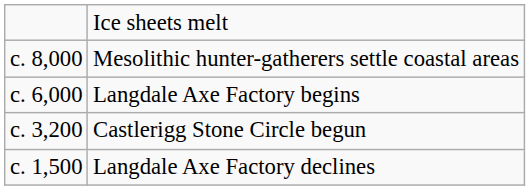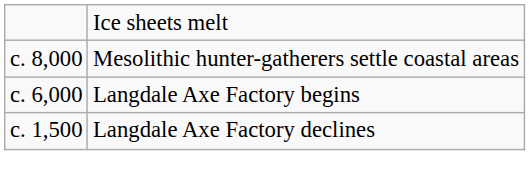- row: (230, 130)
